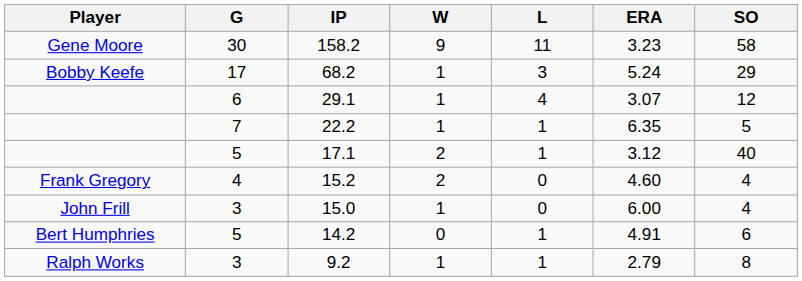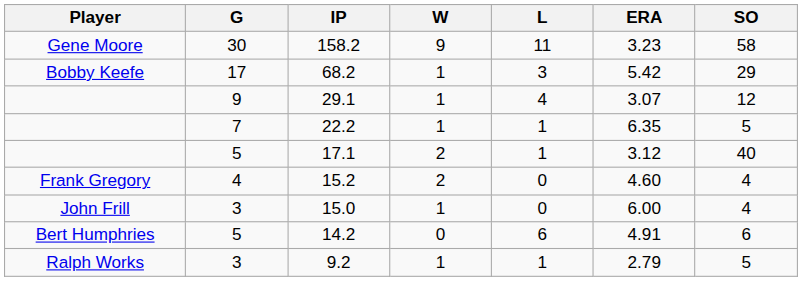(644, 72) 5.24 -> (644, 72) 5.42
(237, 99) 6 -> (237, 99) 9
(542, 235) 1 -> (542, 235) 6
(746, 262) 8 -> (746, 262) 5
